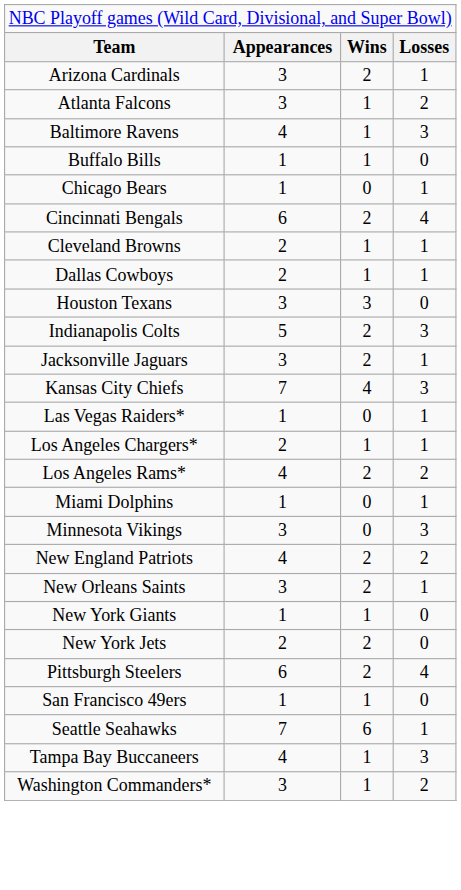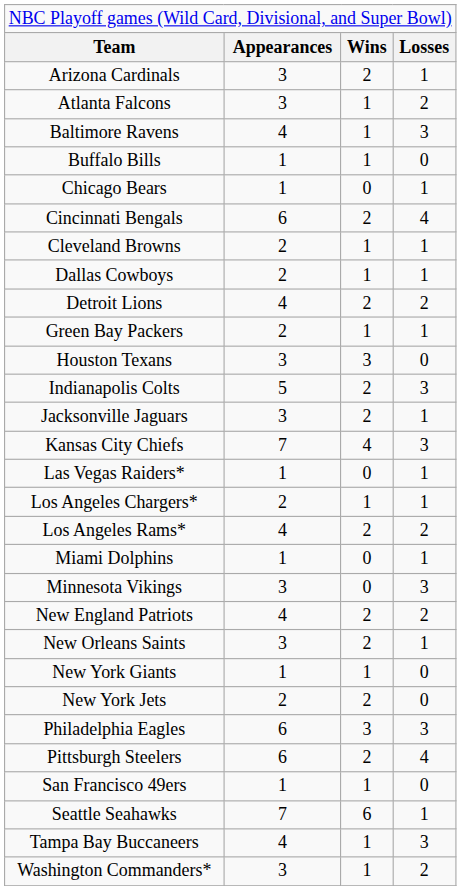+ row: (114, 302)
+ row: (114, 331)
+ row: (114, 729)
